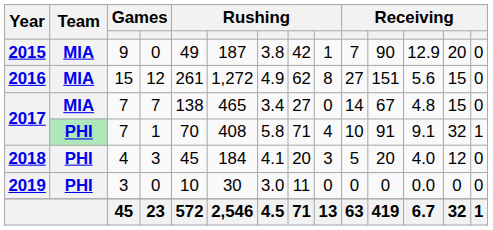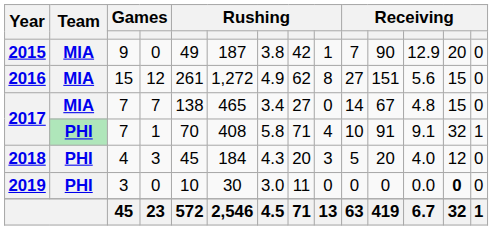(273, 158) 4.1 -> (273, 158) 4.3
(457, 185) normal -> (457, 185) bold
